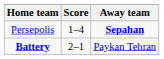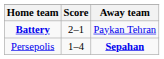rows swapped: (33, 29) <-> (33, 46)
